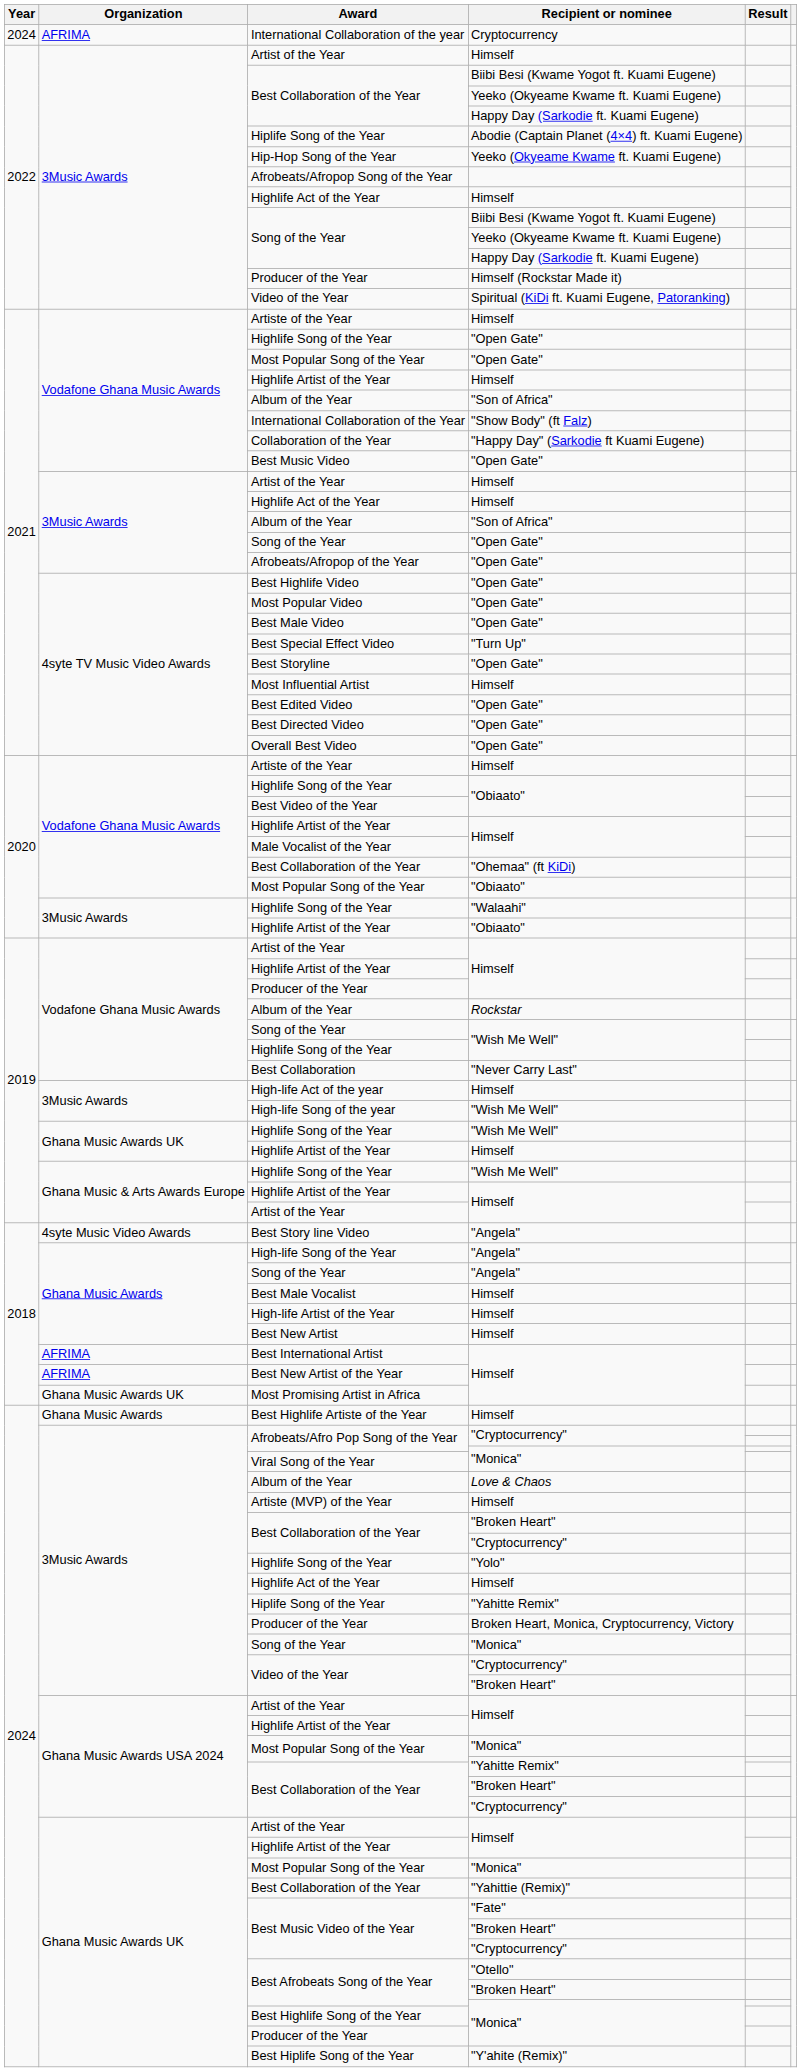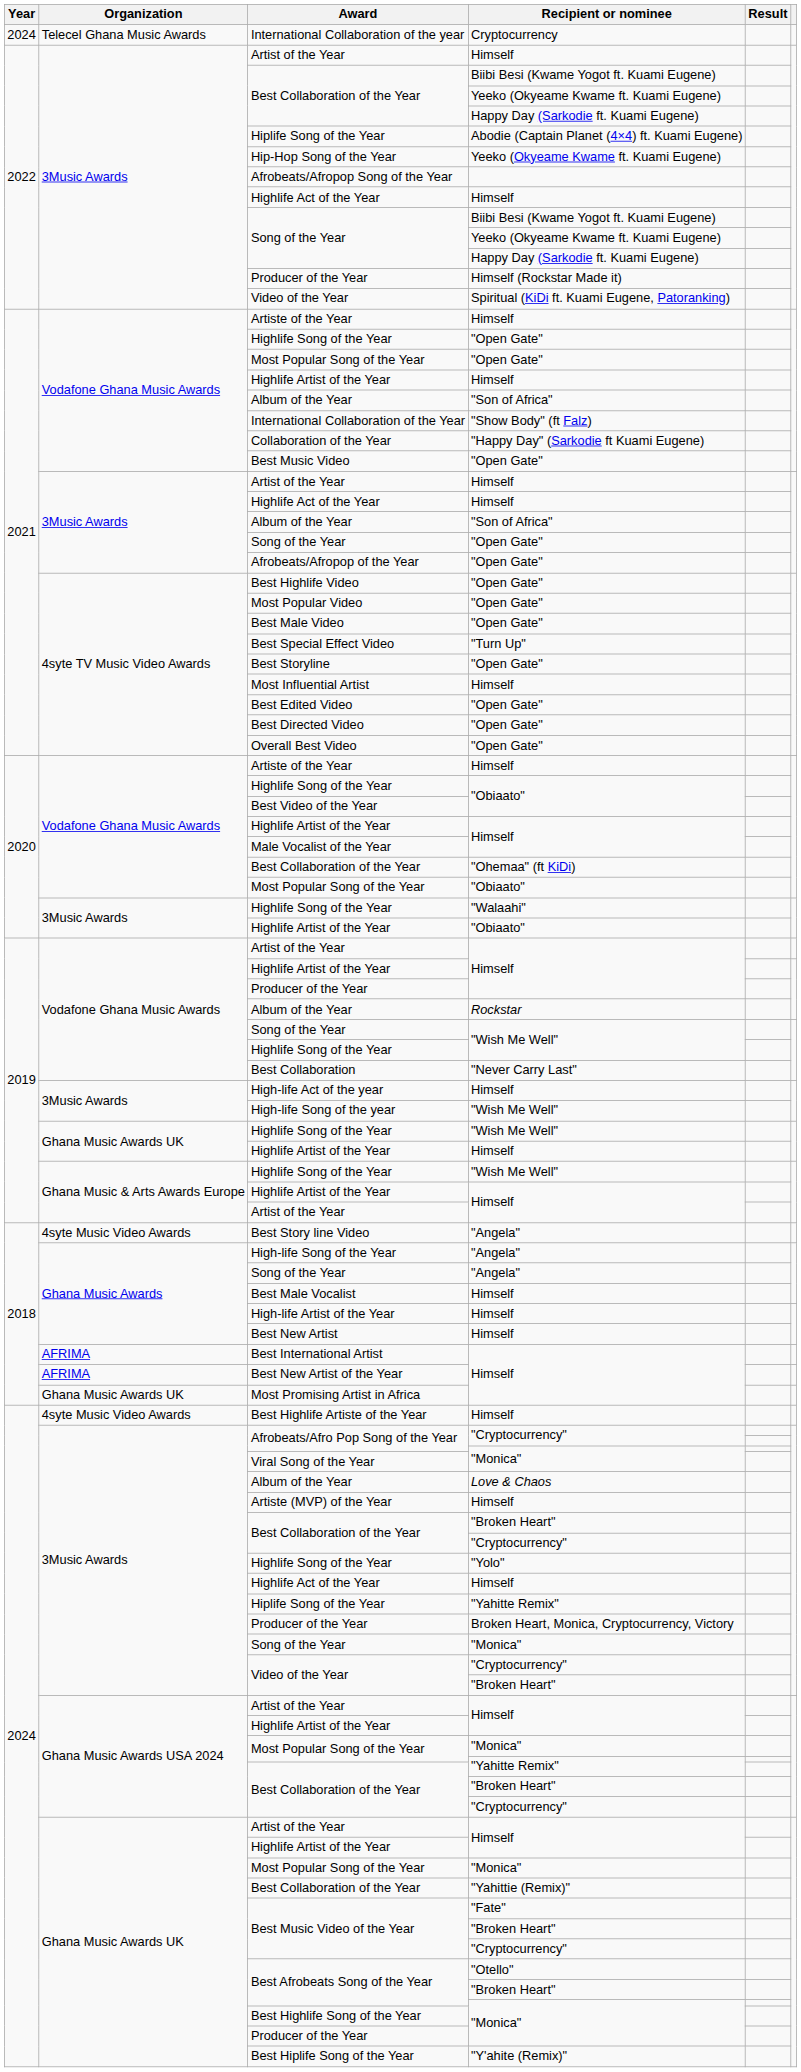(66, 34) AFRIMA -> (124, 34) Telecel Ghana Music Awards
(102, 1415) Ghana Music Awards -> (116, 1415) 4syte Music Video Awards
